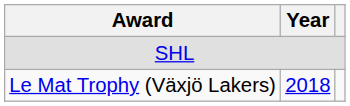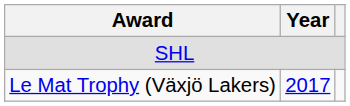(308, 85) 2018 -> (308, 85) 2017
